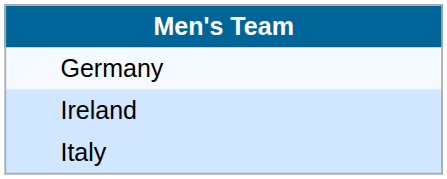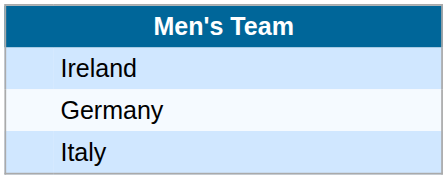rows swapped: (99, 110) <-> (112, 68)
